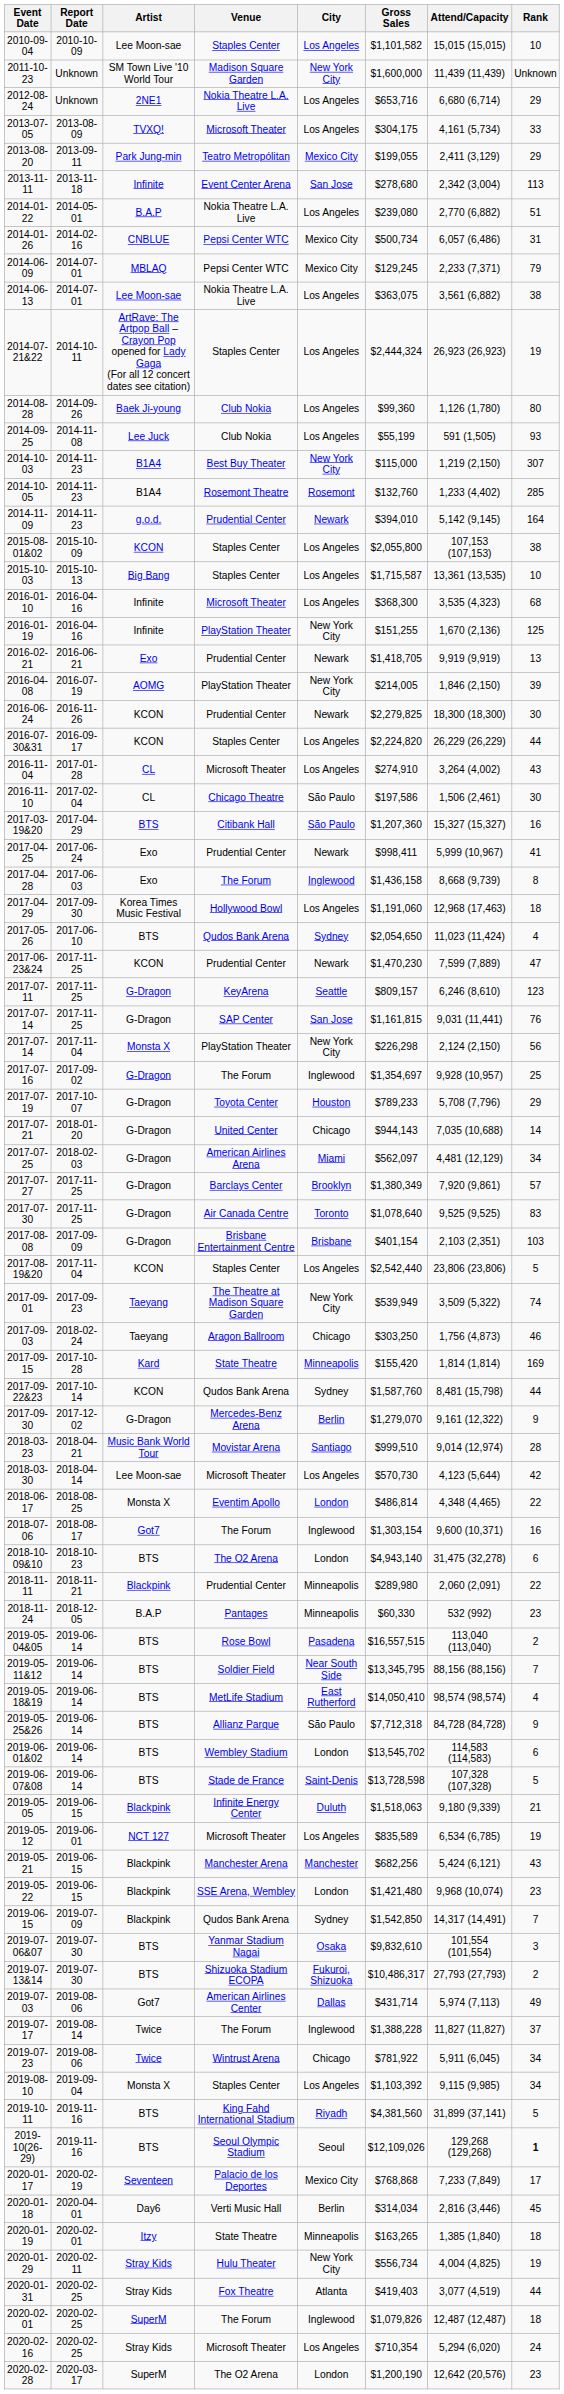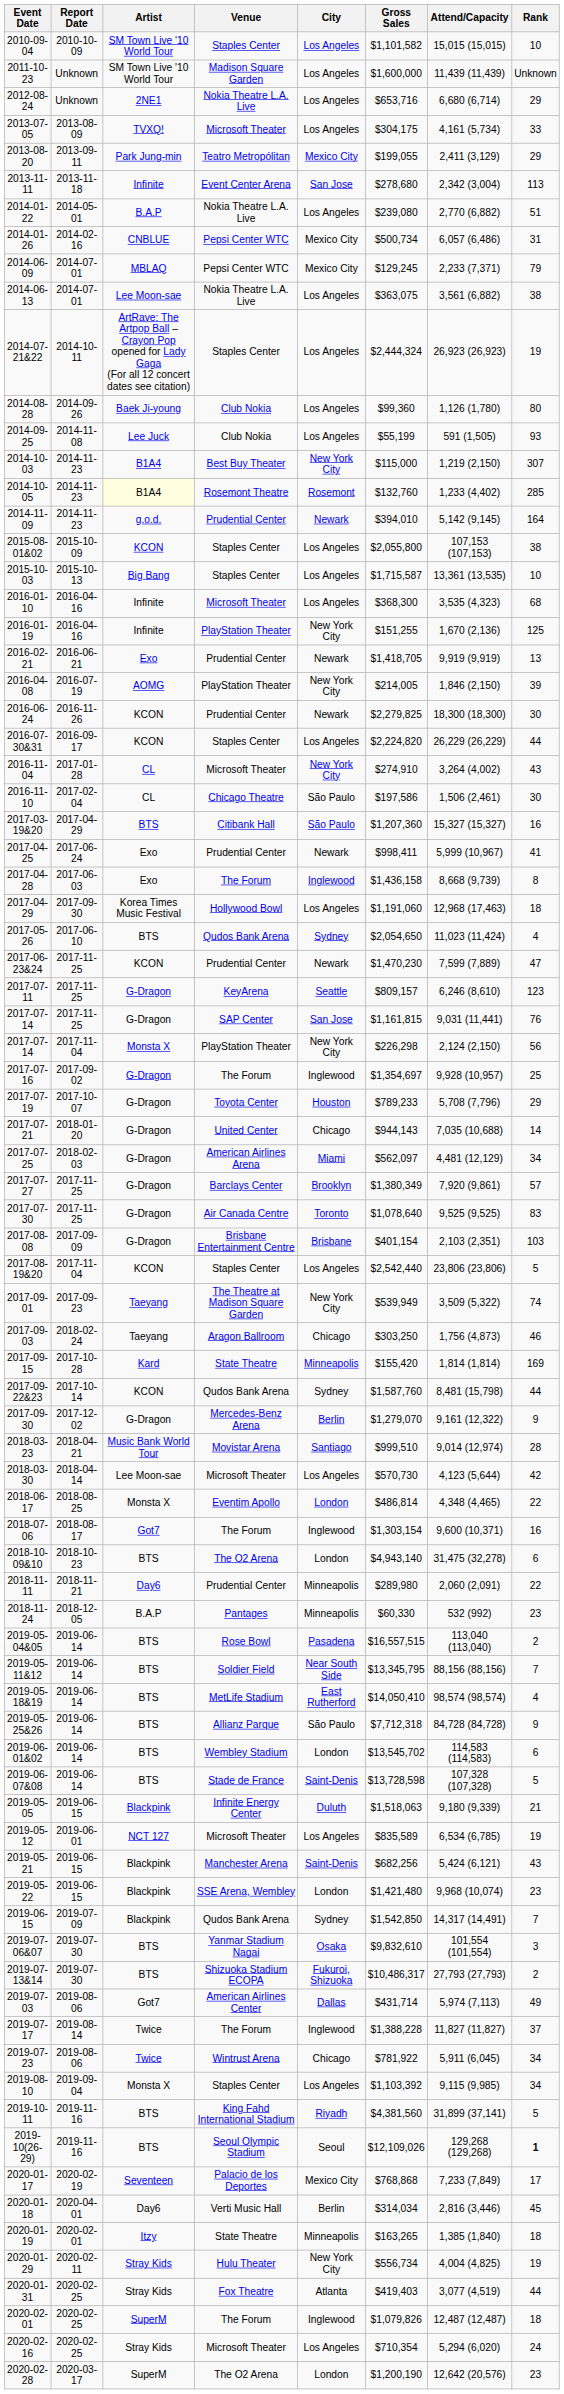(149, 46) Lee Moon-sae -> (149, 46) SM Town Live '10 World Tour
(331, 73) New York City -> (331, 73) Los Angeles
(149, 492) no background -> (149, 492) lightyellow background
(331, 769) Los Angeles -> (331, 769) New York City
(149, 1586) Blackpink -> (149, 1586) Day6
(331, 1864) Manchester -> (331, 1864) Saint-Denis
